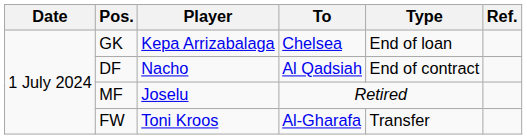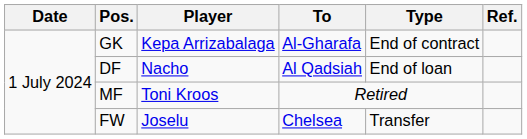(312, 43) Chelsea -> (322, 43) Al-Gharafa
(411, 43) End of loan -> (424, 43) End of contract
(424, 69) End of contract -> (411, 69) End of loan
(165, 95) Joselu -> (180, 95) Toni Kroos
(180, 120) Toni Kroos -> (165, 120) Joselu
(322, 120) Al-Gharafa -> (312, 120) Chelsea
